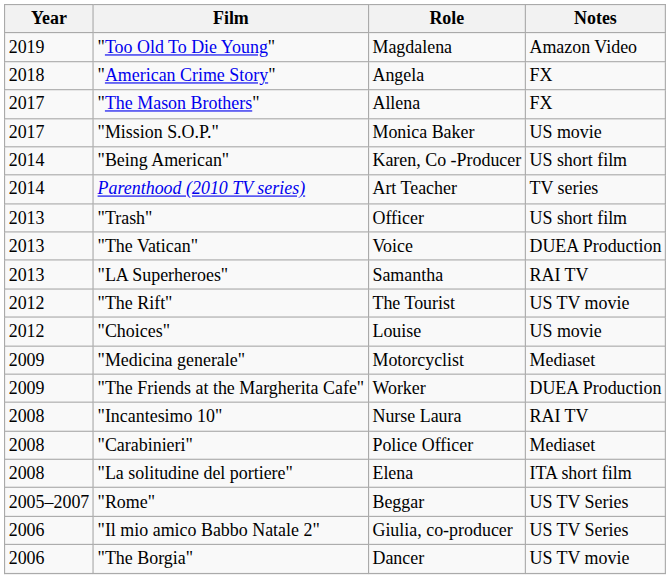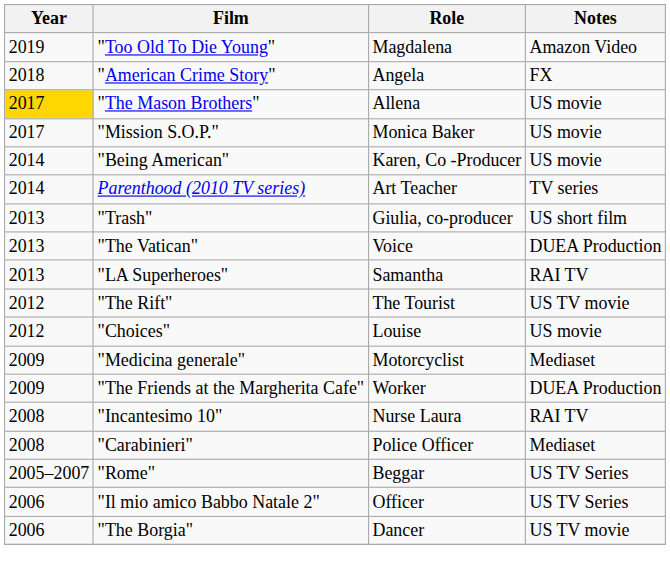(27, 103) no background -> (27, 103) gold background
(541, 103) FX -> (566, 103) US movie
(578, 160) US short film -> (566, 160) US movie
(398, 217) Officer -> (443, 217) Giulia, co-producer
- row: (195, 473)
(443, 530) Giulia, co-producer -> (398, 501) Officer
